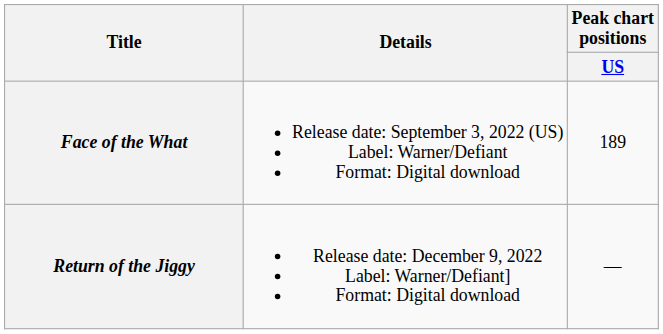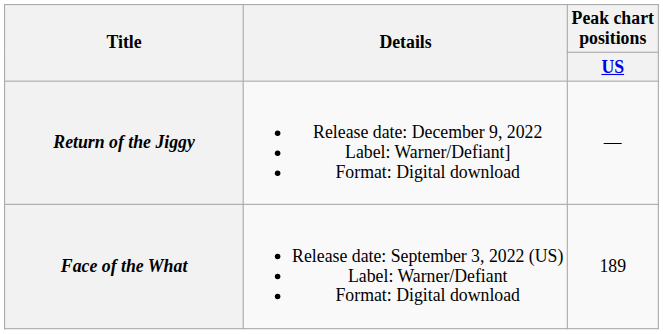rows swapped: (124, 142) <-> (124, 266)
